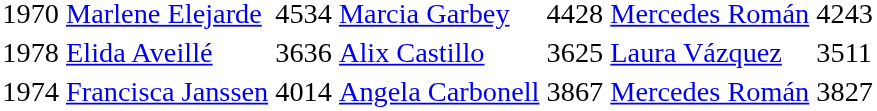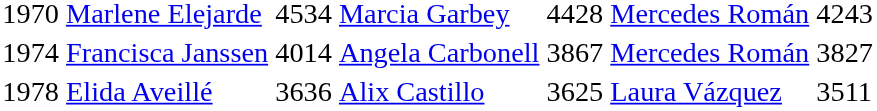rows swapped: (167, 91) <-> (139, 52)
